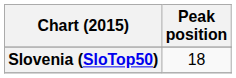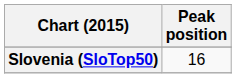(196, 60) 18 -> (196, 60) 16
